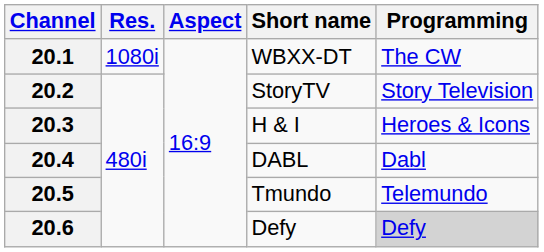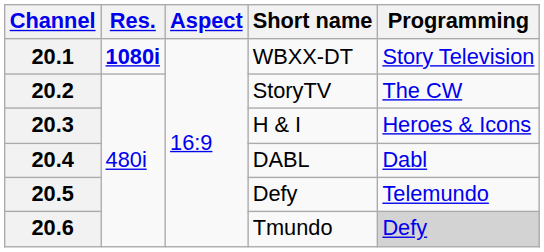(132, 56) normal -> (133, 56) bold
(421, 56) The CW -> (458, 56) Story Television
(457, 90) Story Television -> (422, 90) The CW
(291, 194) Tmundo -> (275, 194) Defy
(274, 228) Defy -> (293, 228) Tmundo
